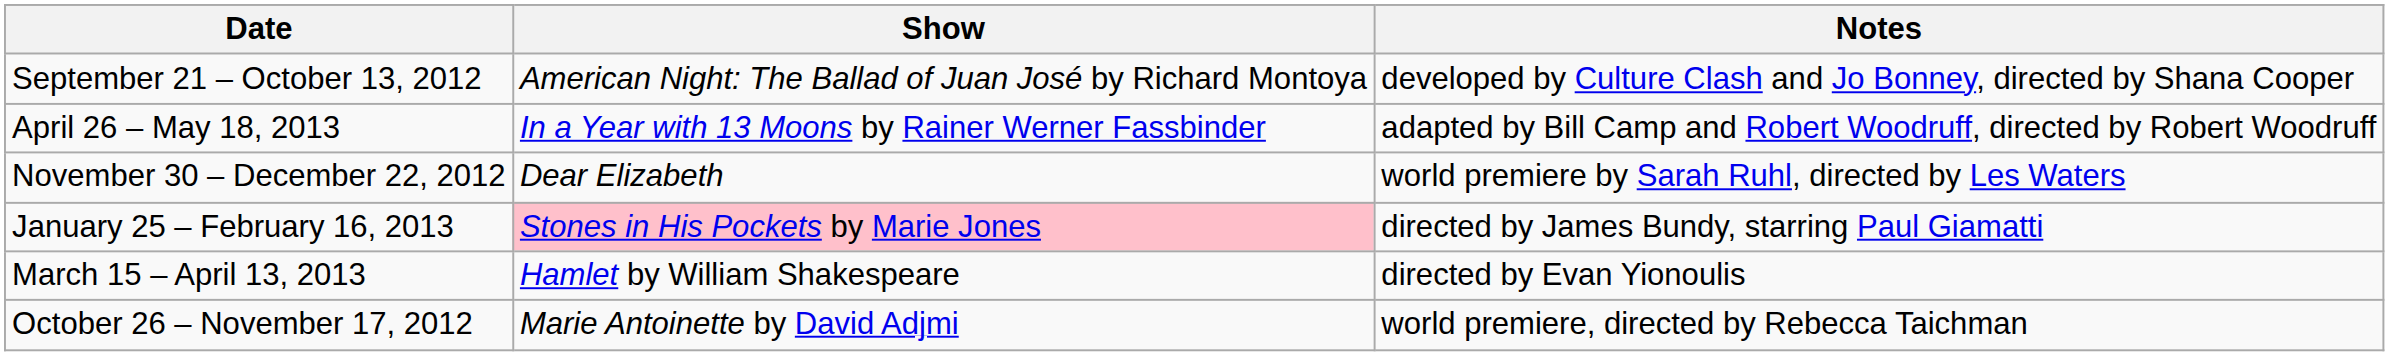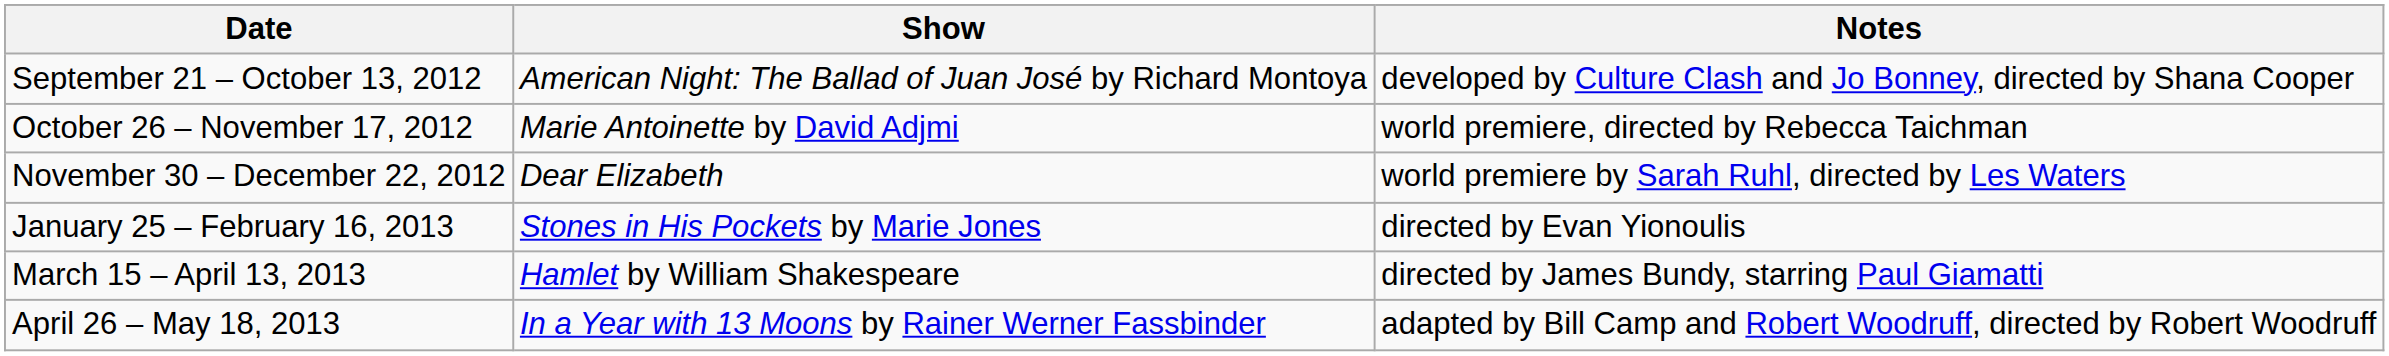rows swapped: (242, 324) <-> (176, 127)
(780, 226) pink background -> (780, 226) no background
(1712, 226) directed by James Bundy, starring Paul Giamatti -> (1563, 226) directed by Evan Yionoulis
(1563, 275) directed by Evan Yionoulis -> (1712, 275) directed by James Bundy, starring Paul Giamatti
